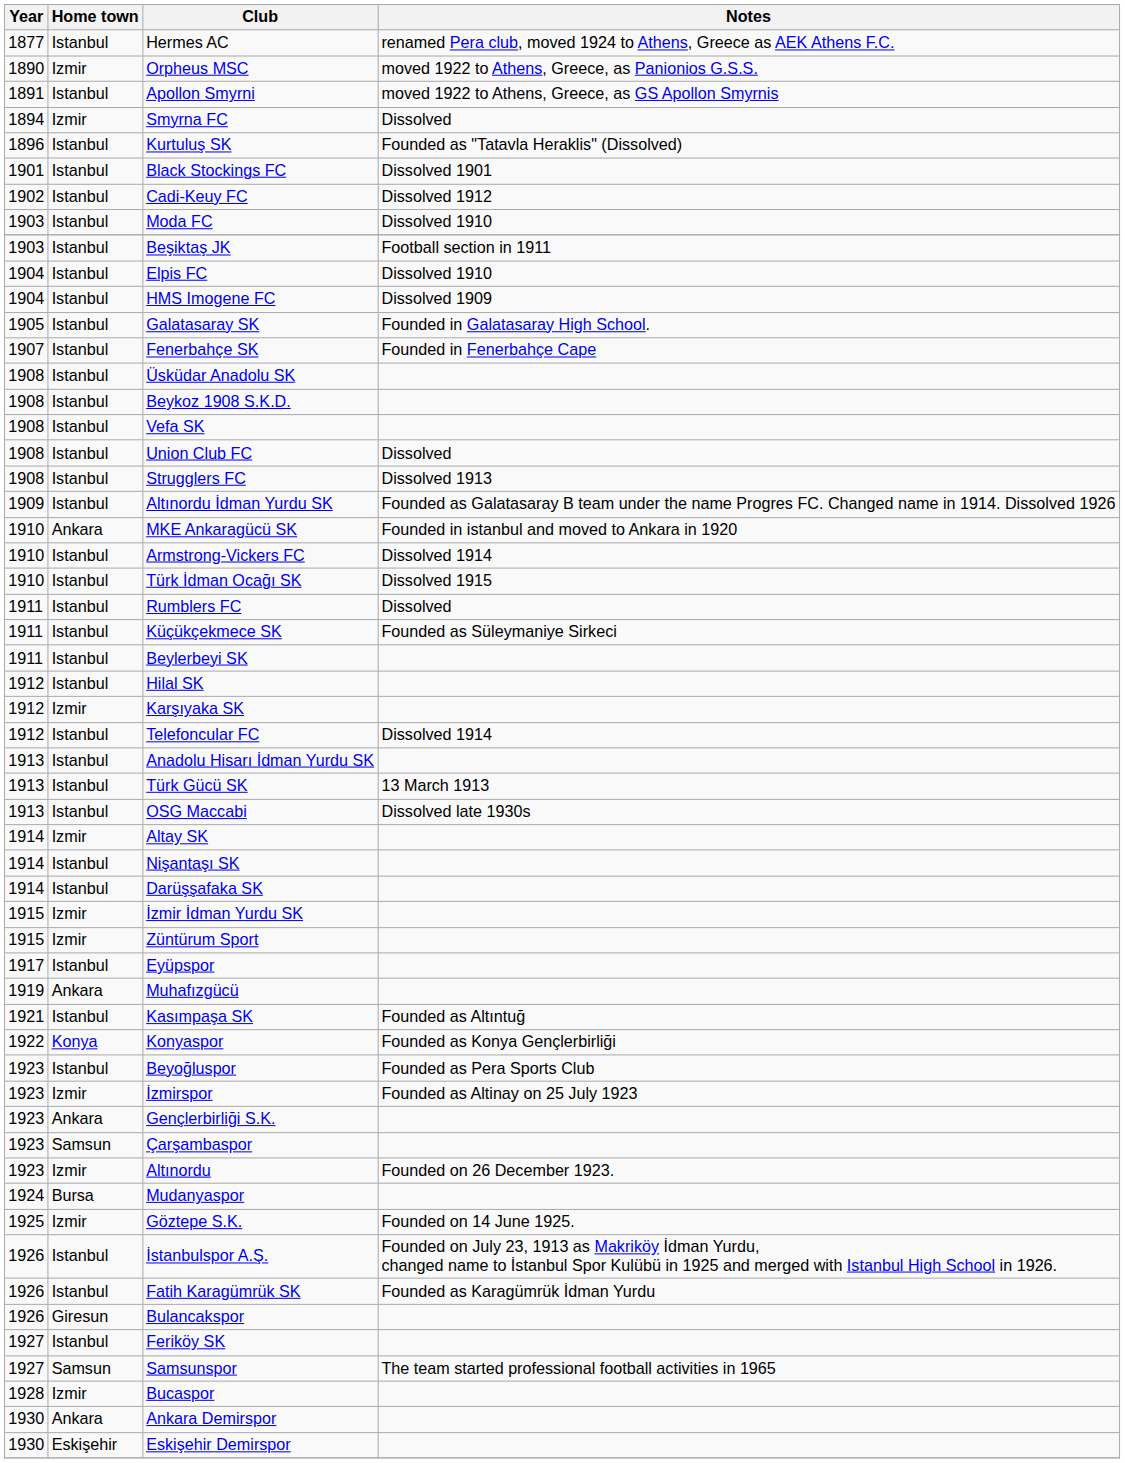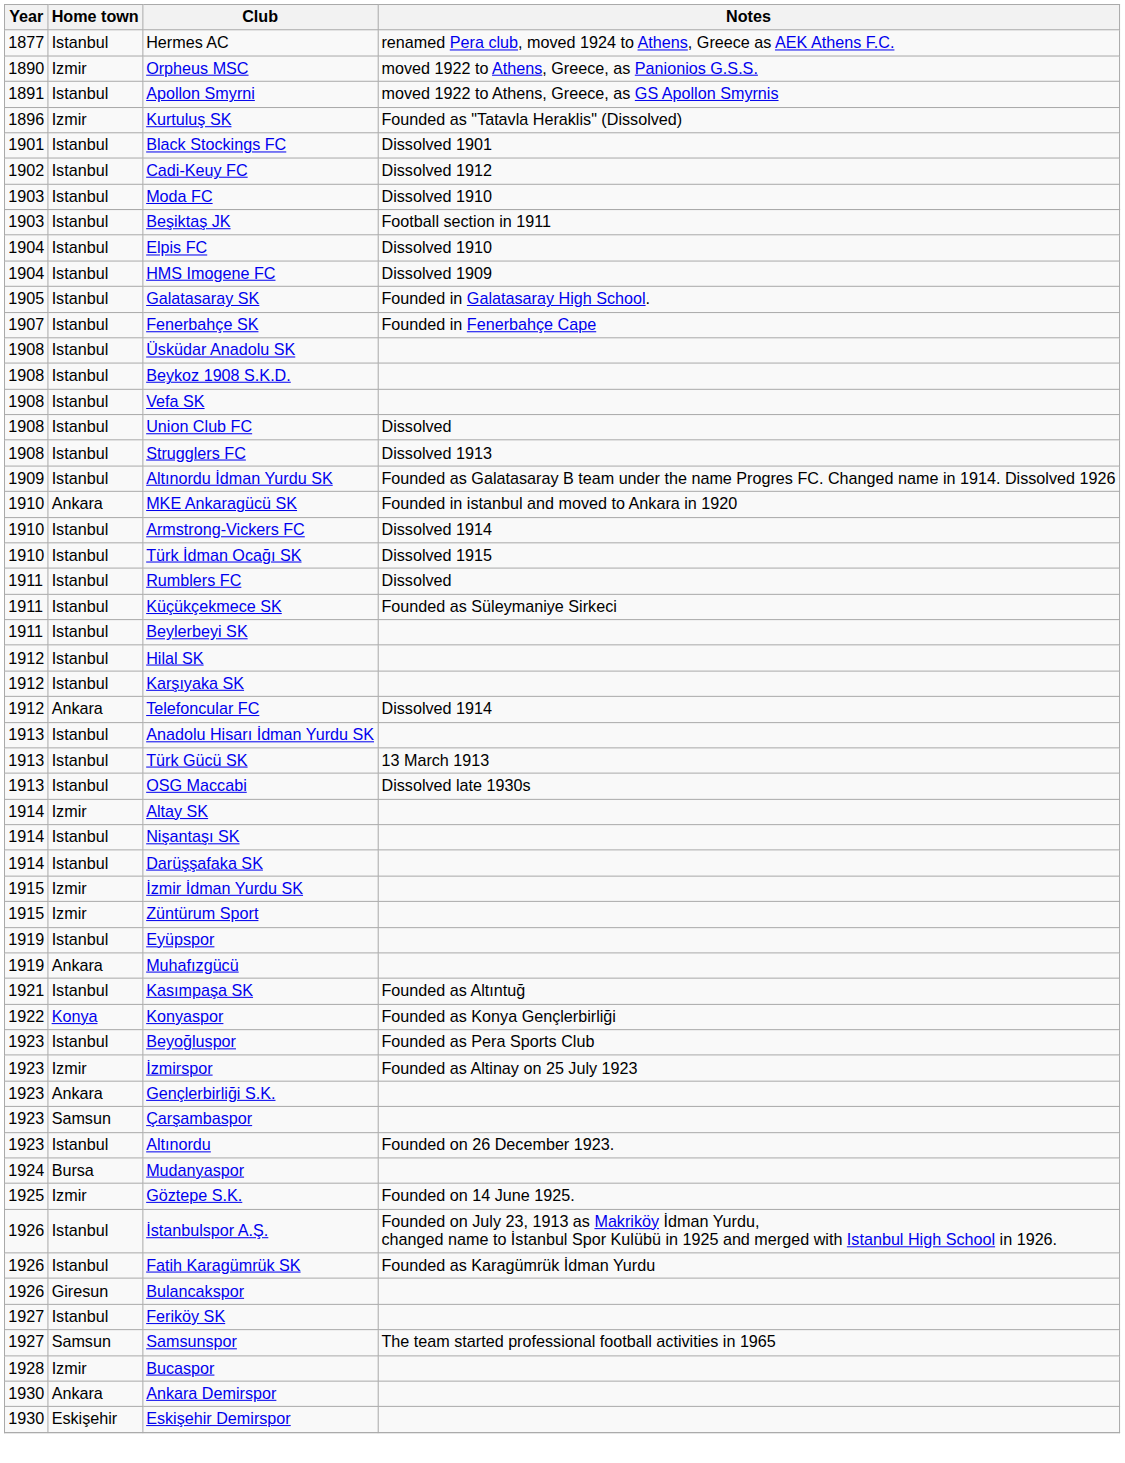- row: (187, 119)
(80, 145) Istanbul -> (69, 119) Izmir
(69, 709) Izmir -> (80, 683) Istanbul
(80, 734) Istanbul -> (77, 709) Ankara
(26, 965) 1917 -> (26, 939) 1919
(69, 1170) Izmir -> (80, 1144) Istanbul
